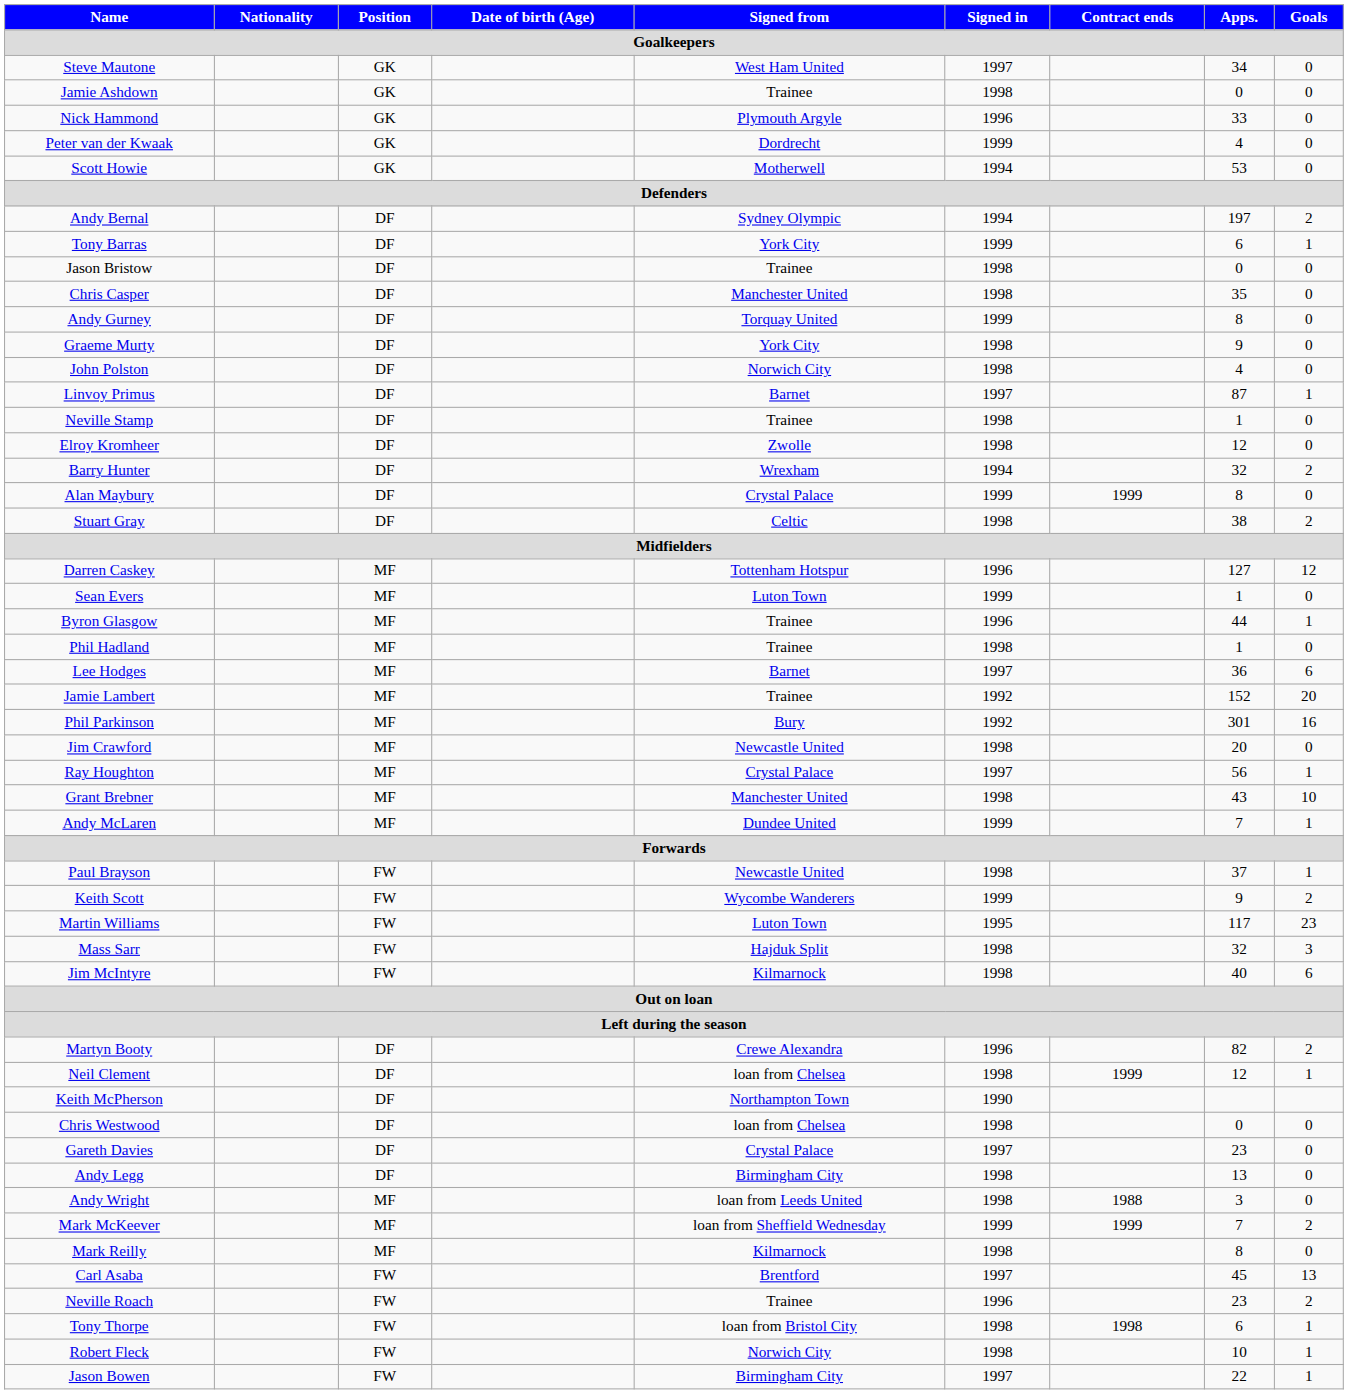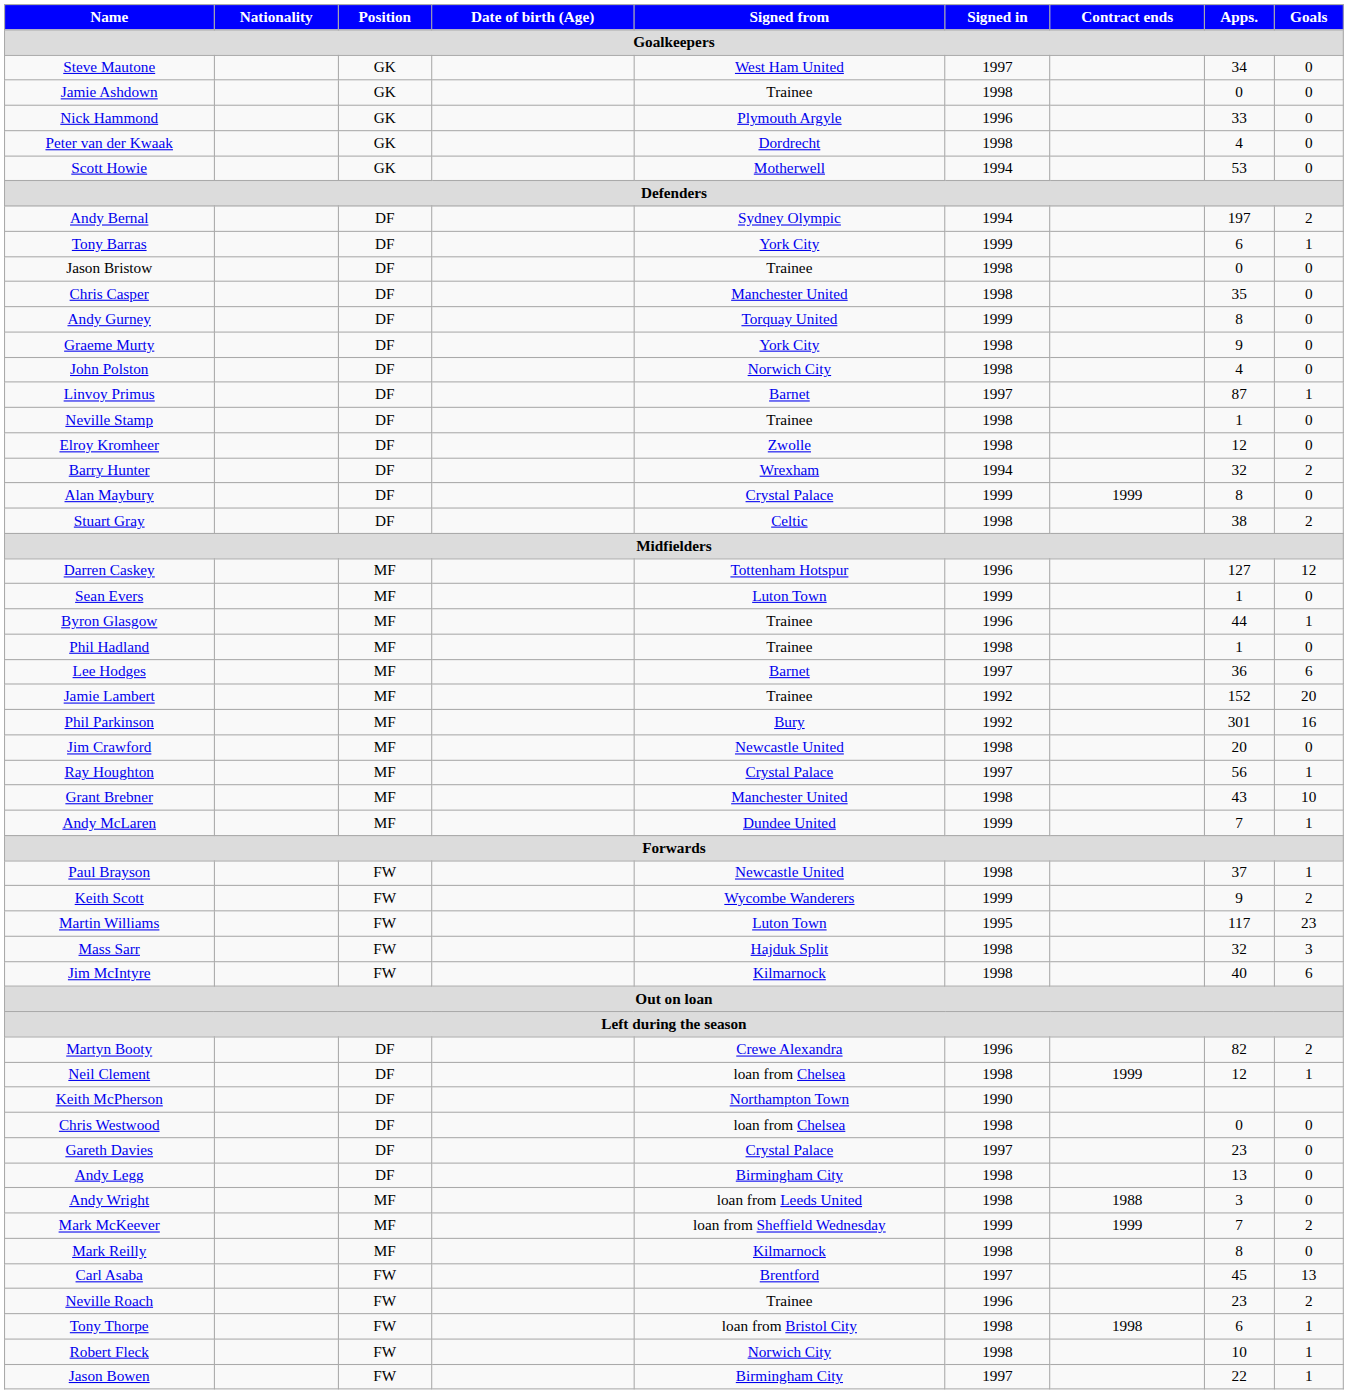(997, 143) 1999 -> (997, 143) 1998
